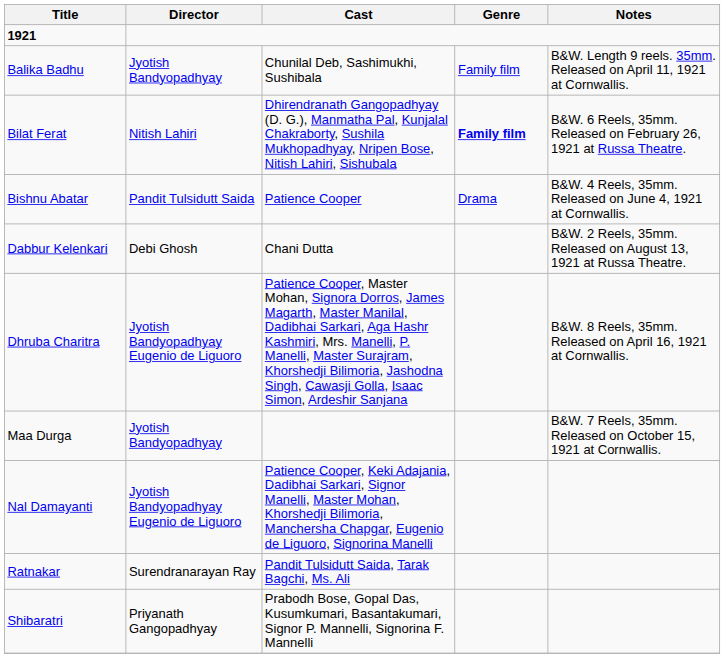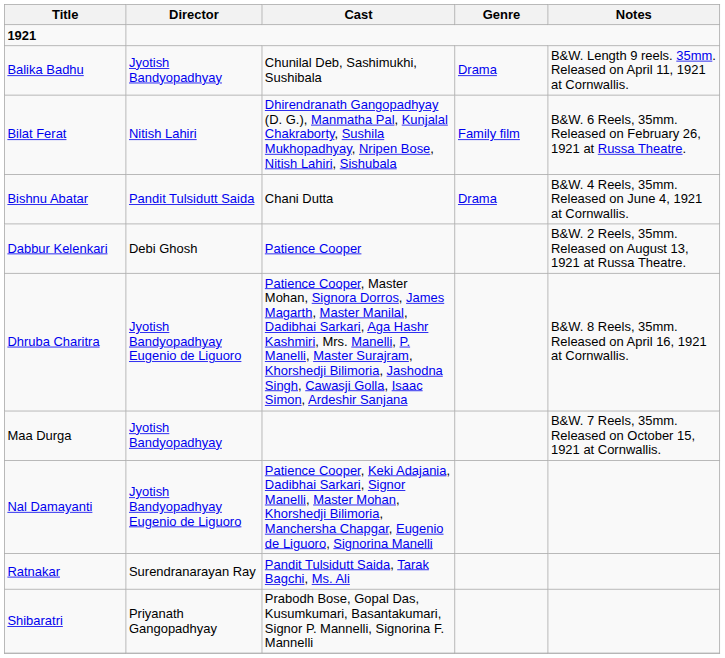(489, 70) Family film -> (477, 70) Drama
(492, 134) bold -> (489, 134) normal
(313, 199) Patience Cooper -> (299, 199) Chani Dutta
(299, 248) Chani Dutta -> (313, 248) Patience Cooper
